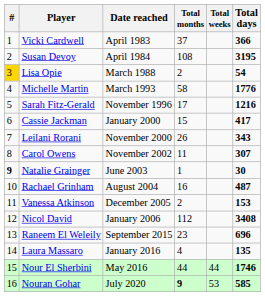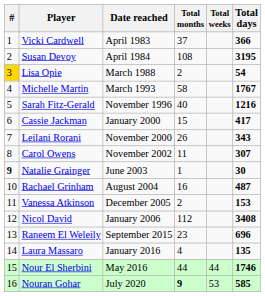(246, 89) 1776 -> (246, 89) 1767
(182, 105) 17 -> (182, 105) 40
